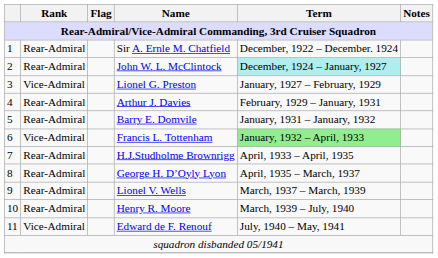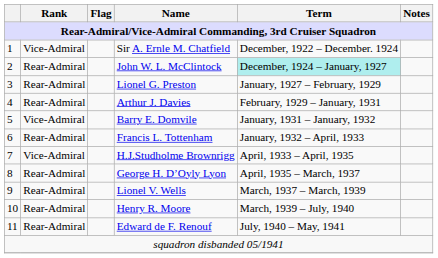(54, 48) Rear-Admiral -> (54, 48) Vice-Admiral
(54, 84) Vice-Admiral -> (54, 84) Rear-Admiral
(54, 119) Rear-Admiral -> (54, 119) Vice-Admiral
(54, 137) Vice-Admiral -> (54, 137) Rear-Admiral
(302, 137) lightgreen background -> (302, 137) no background
(54, 155) Rear-Admiral -> (54, 155) Vice-Admiral
(54, 226) Vice-Admiral -> (54, 226) Rear-Admiral
